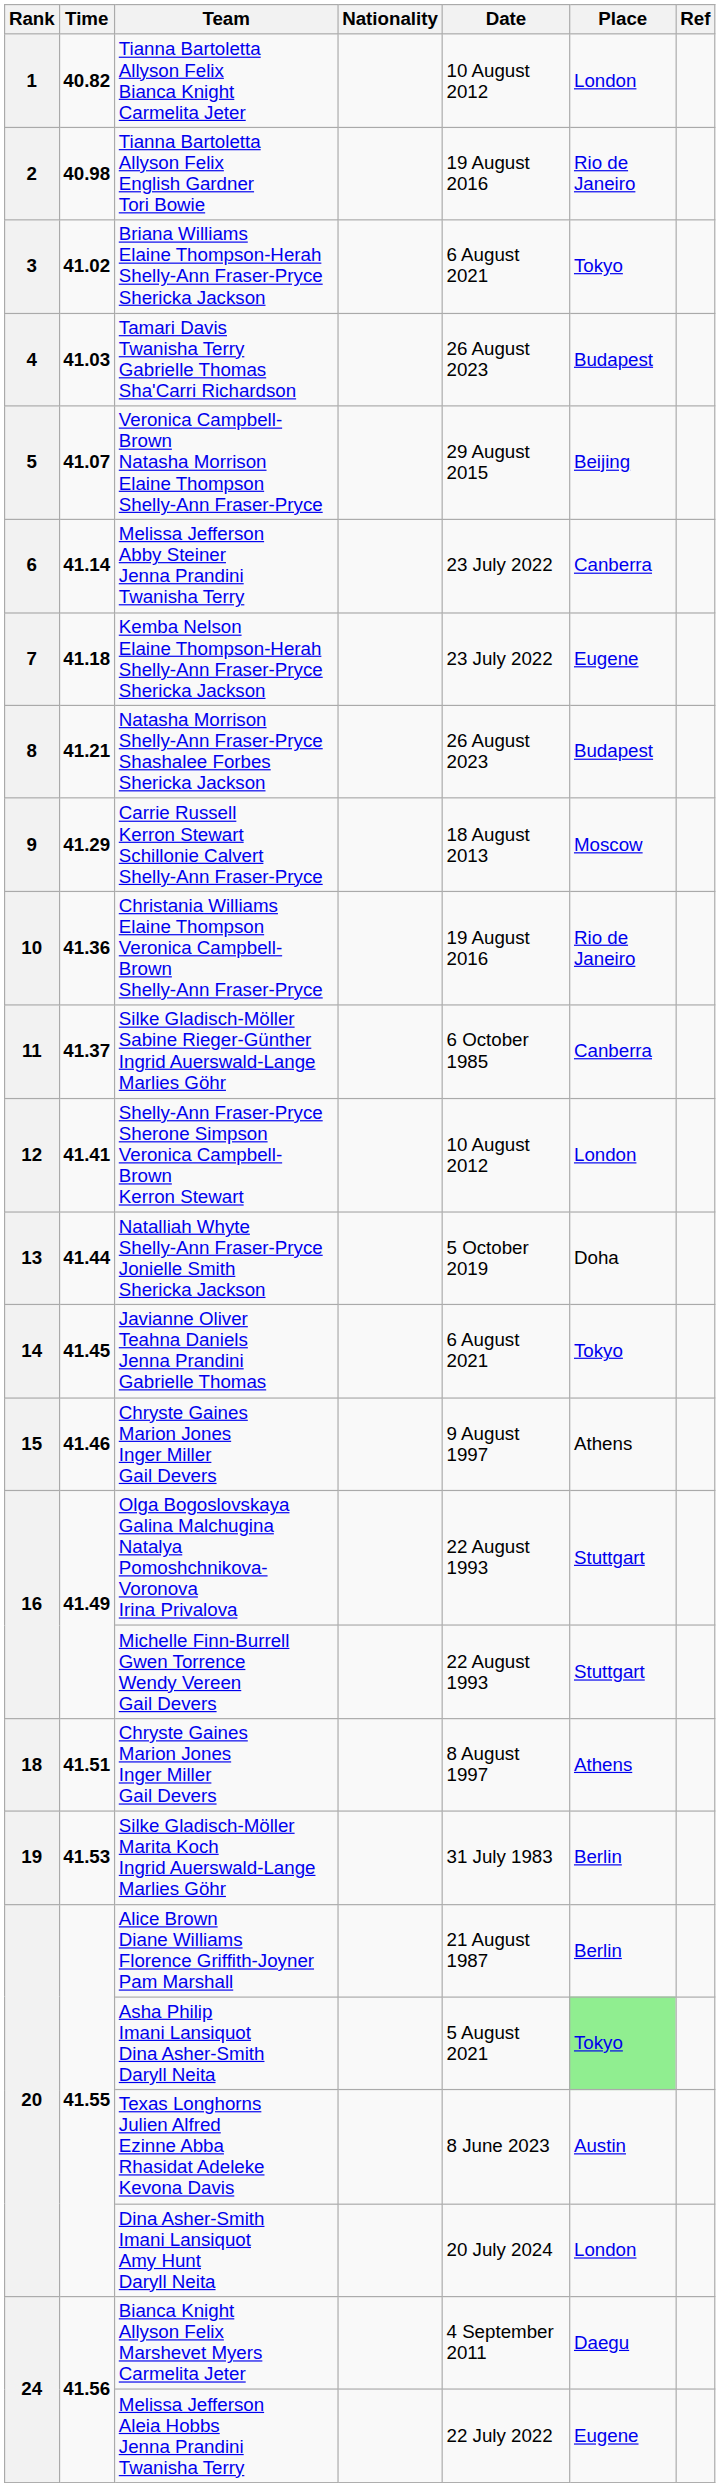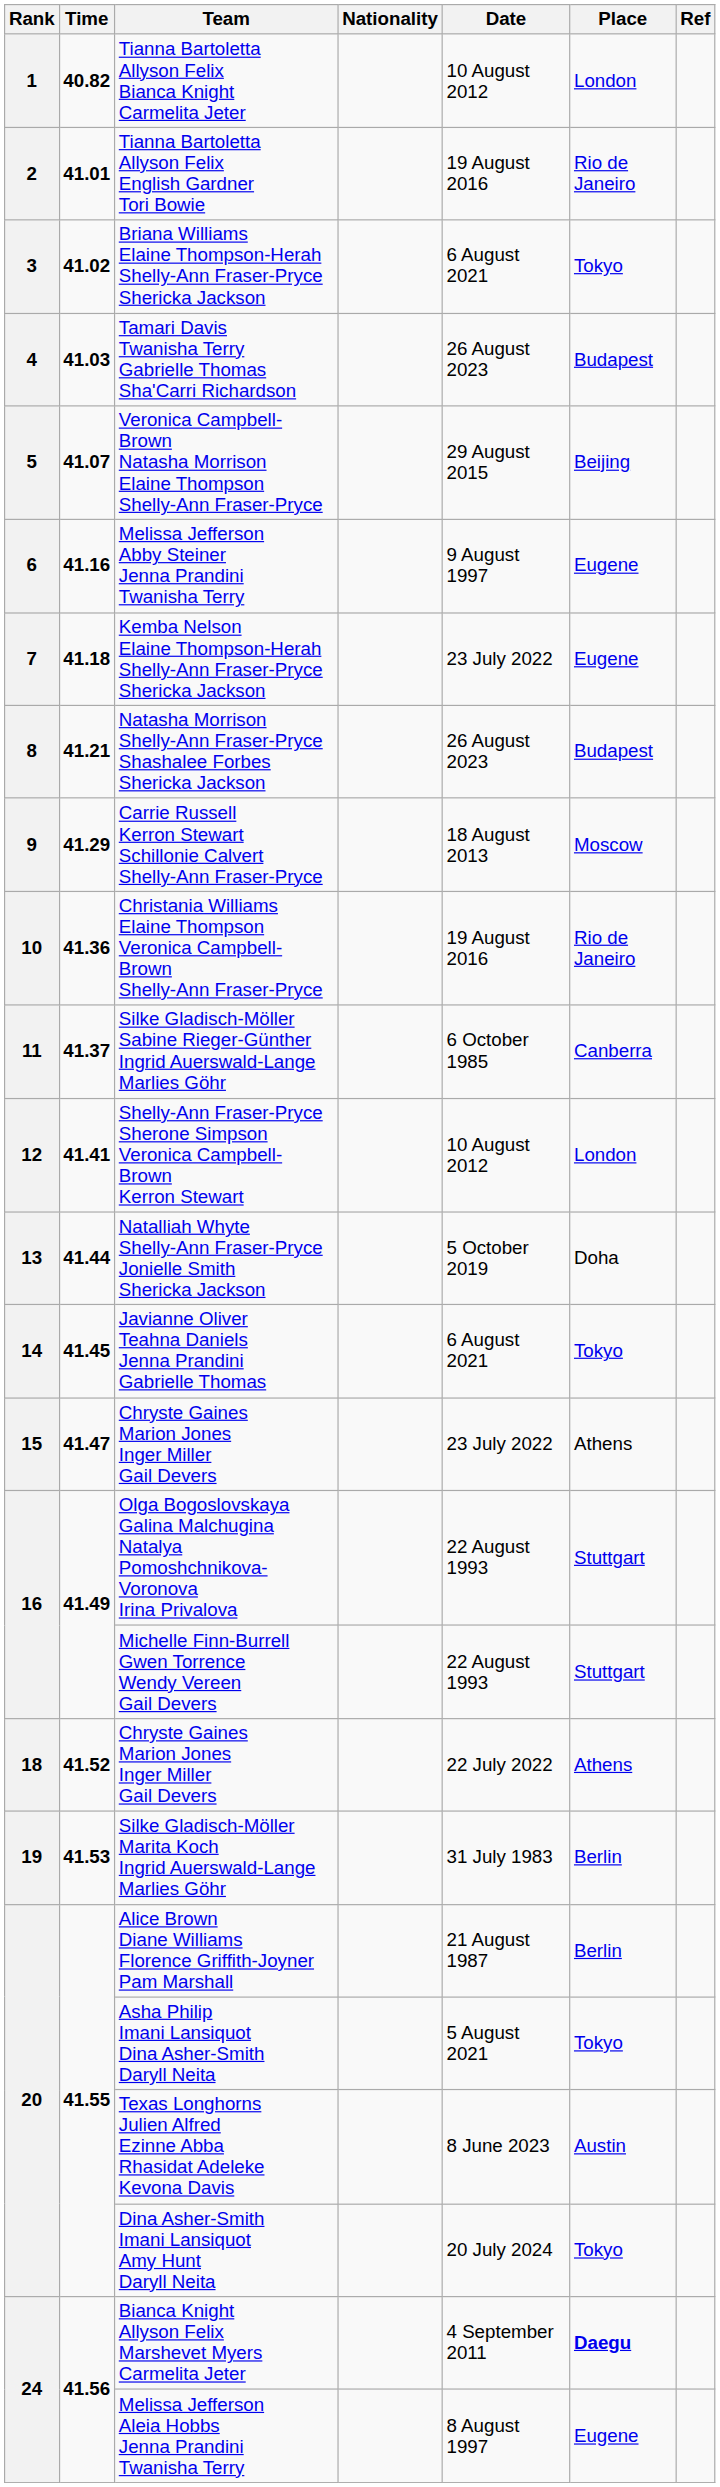(87, 173) 40.98 -> (87, 173) 41.01
(87, 566) 41.14 -> (87, 566) 41.16
(500, 566) 23 July 2022 -> (483, 566) 9 August 1997
(613, 566) Canberra -> (606, 566) Eugene
(87, 1443) 41.46 -> (87, 1443) 41.47
(483, 1443) 9 August 1997 -> (500, 1443) 23 July 2022
(87, 1764) 41.51 -> (87, 1764) 41.52
(483, 1764) 8 August 1997 -> (500, 1764) 22 July 2022
(598, 2043) lightgreen background -> (598, 2043) no background
(605, 2250) London -> (598, 2250) Tokyo
(602, 2342) normal -> (603, 2342) bold
(500, 2435) 22 July 2022 -> (483, 2435) 8 August 1997
